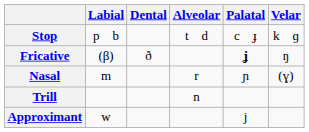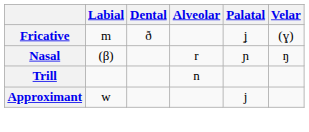- row: (45, 35)
(106, 55) (β) -> (106, 35) m
(246, 55) bold -> (246, 35) normal
(286, 55) ŋ -> (286, 35) (ɣ)
(106, 76) m -> (106, 55) (β)
(286, 76) (ɣ) -> (286, 55) ŋ
